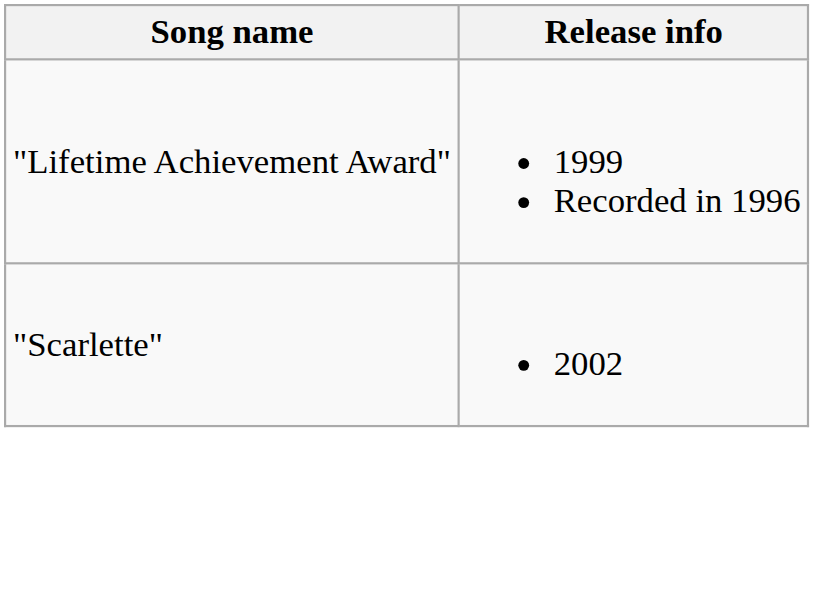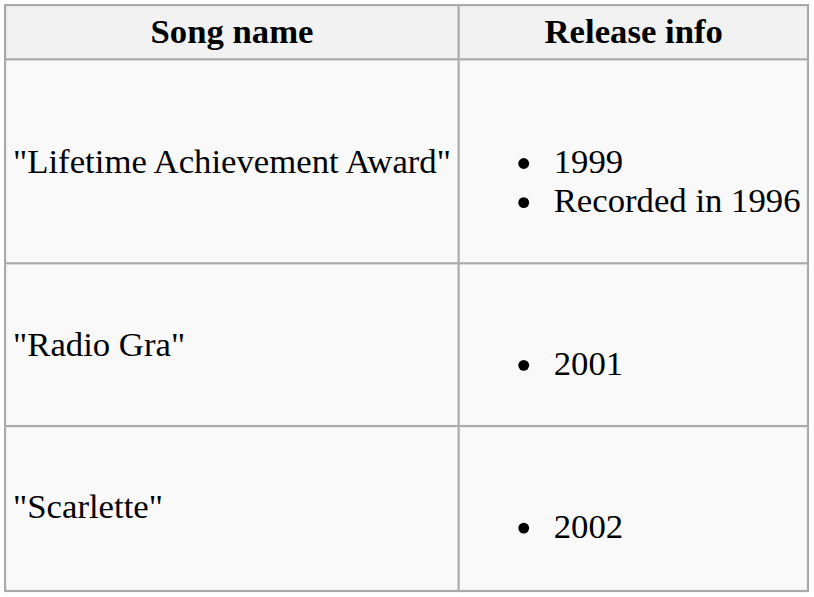+ row: (99, 343)
